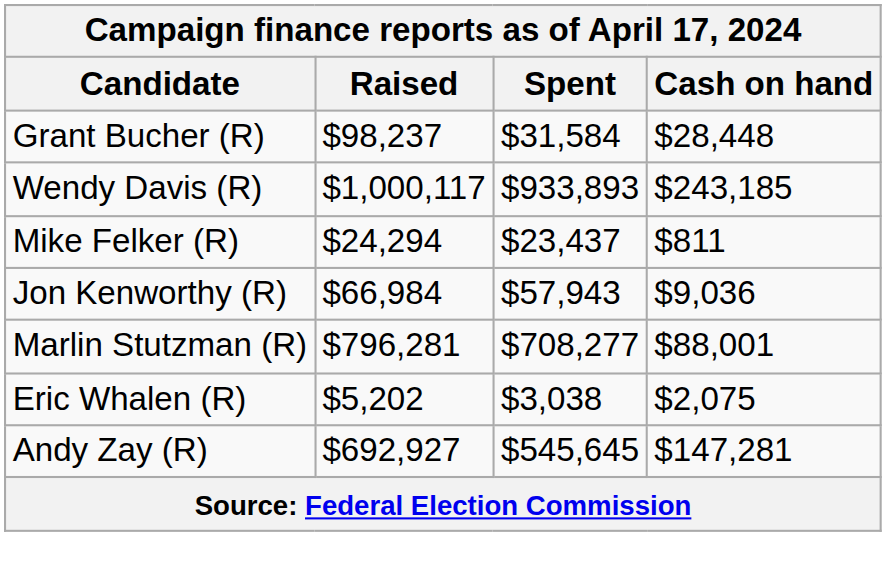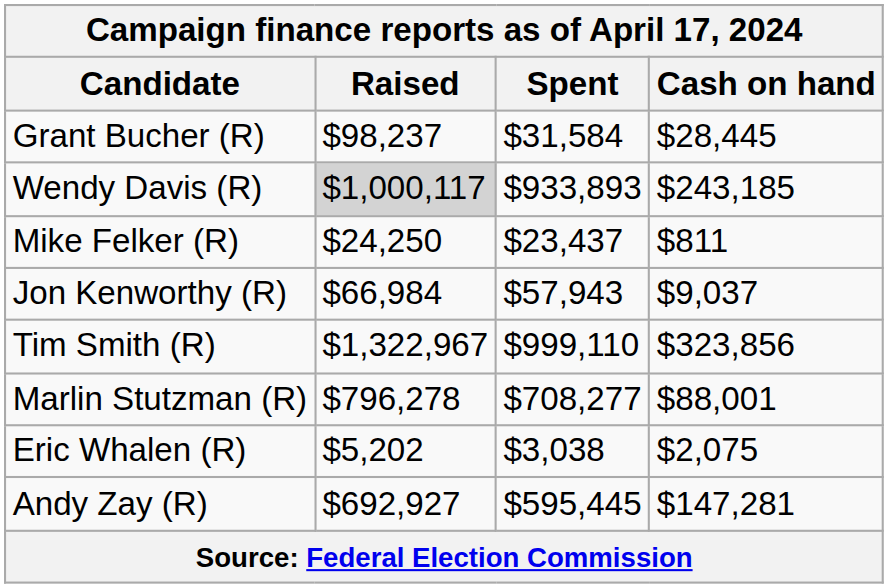(714, 135) $28,448 -> (717, 135) $28,445
(404, 188) no background -> (404, 188) lightgrey background
(382, 240) $24,294 -> (382, 240) $24,250
(705, 293) $9,036 -> (707, 293) $9,037
+ row: (114, 345)
(391, 345) $796,281 -> (391, 398) $796,278
(570, 450) $545,645 -> (572, 503) $595,445
